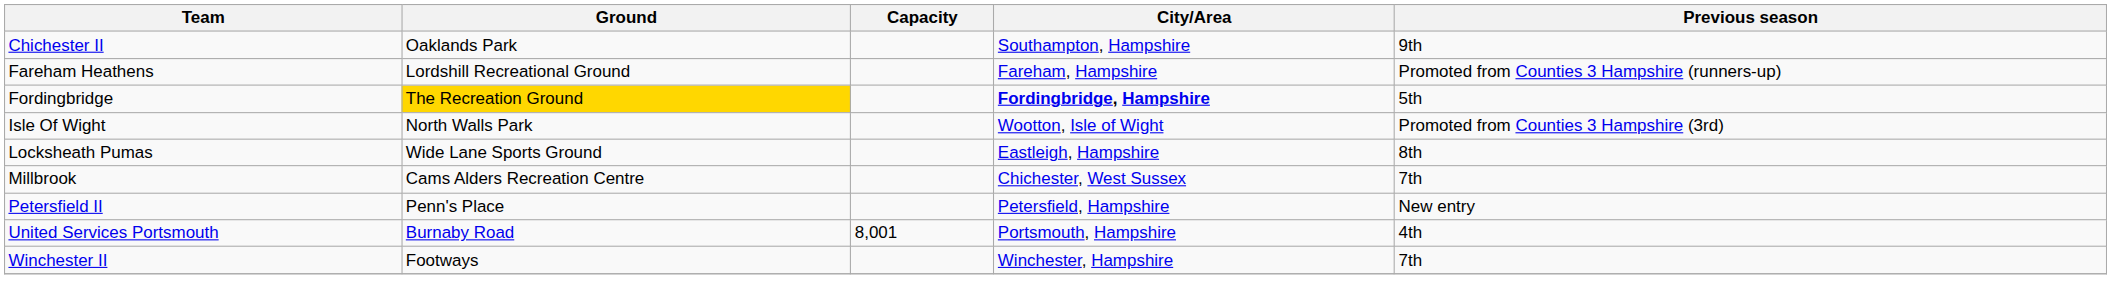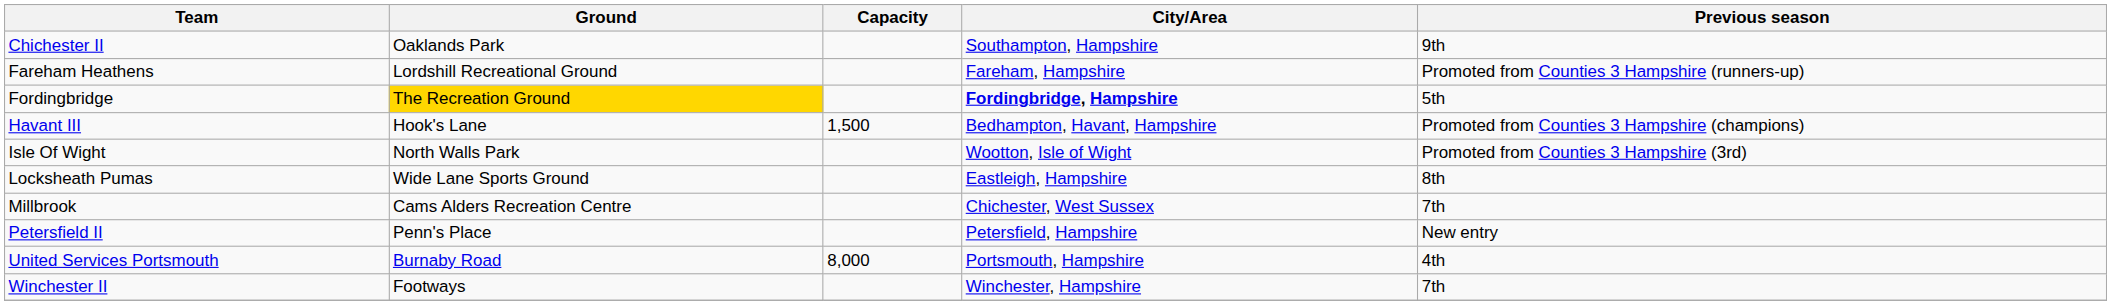+ row: (45, 125)
(876, 233) 8,001 -> (848, 260) 8,000
